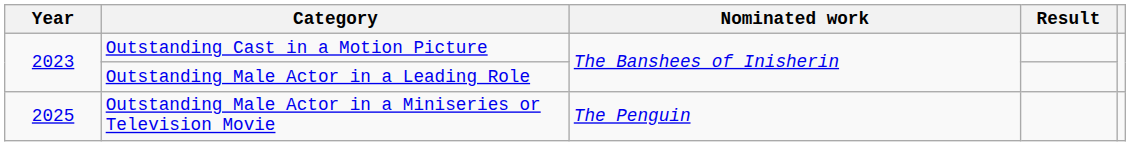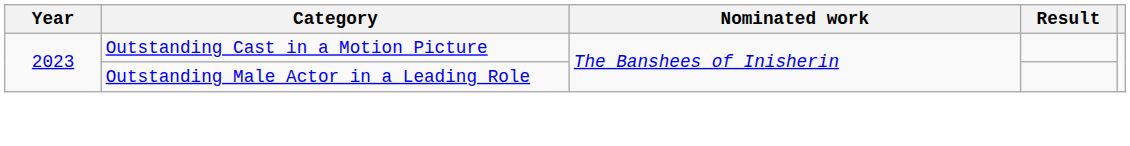- row: (323, 116)
